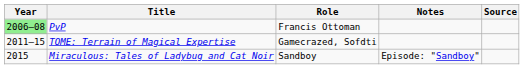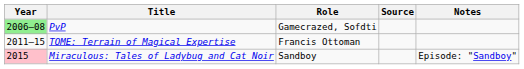columns swapped: (430, 12) <-> (501, 12)
(319, 27) Francis Ottoman -> (327, 27) Gamecrazed, Sofdti
(327, 41) Gamecrazed, Sofdti -> (319, 41) Francis Ottoman
(17, 56) no background -> (17, 56) pink background
